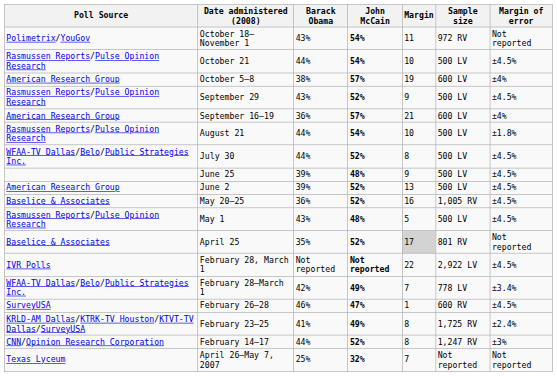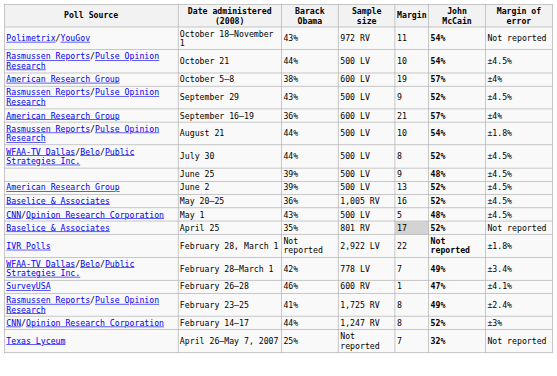columns swapped: (375, 16) <-> (463, 16)
(83, 219) Rasmussen Reports/Pulse Opinion Research -> (85, 215) CNN/Opinion Research Corporation
(504, 265) ±4.5% -> (500, 246) ±1.8%
(504, 306) ±4.5% -> (500, 287) ±4.1%
(100, 324) KRLD-AM Dallas/KTRK-TV Houston/KTVT-TV Dallas/SurveyUSA -> (83, 305) Rasmussen Reports/Pulse Opinion Research
